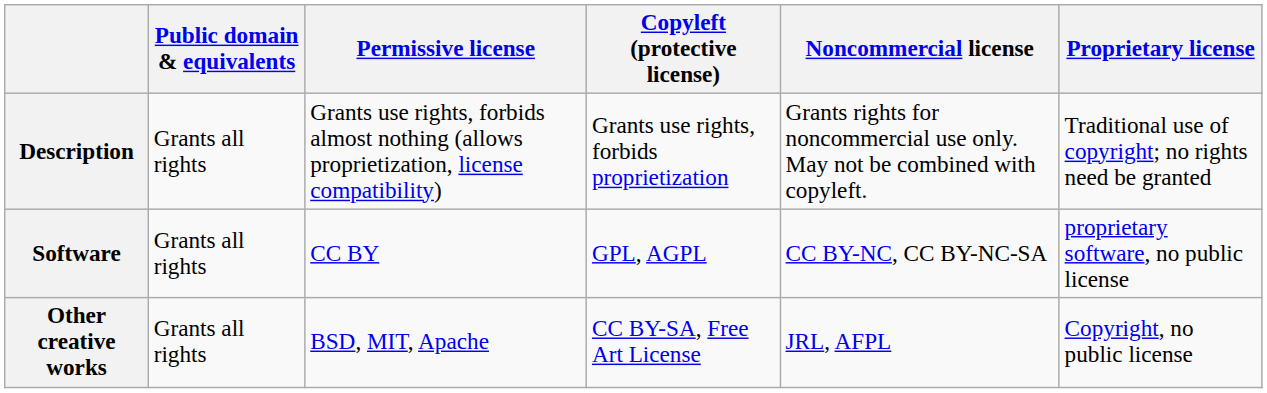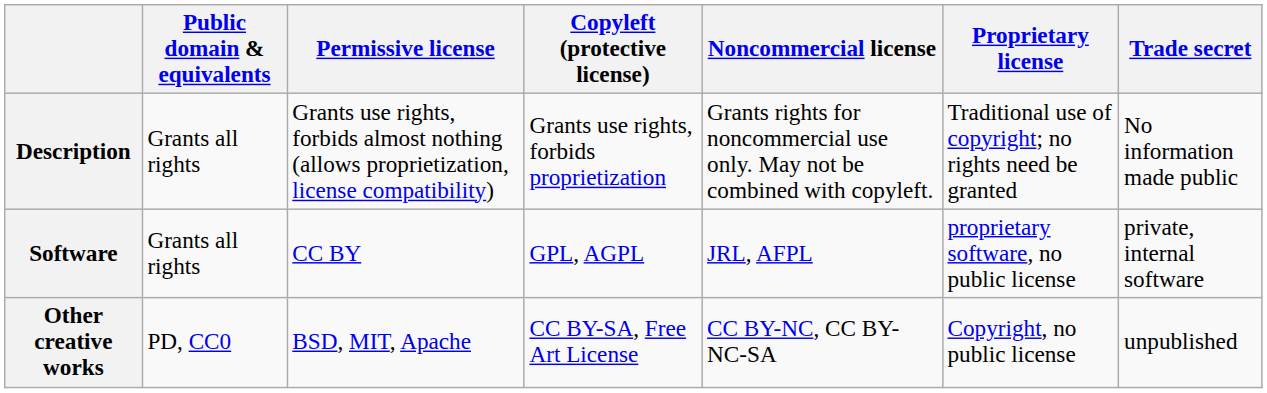+ column: (1190, 48)
(916, 253) CC BY-NC, CC BY-NC-SA -> (760, 253) JRL, AFPL
(199, 342) Grants all rights -> (189, 342) PD, CC0
(838, 342) JRL, AFPL -> (803, 342) CC BY-NC, CC BY-NC-SA
